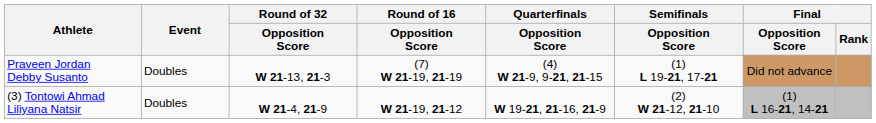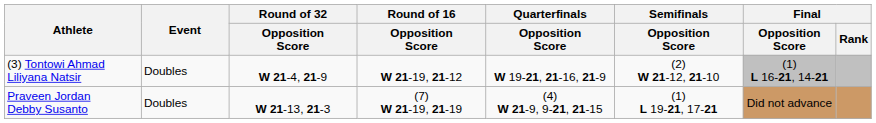rows swapped: (56, 103) <-> (49, 71)
